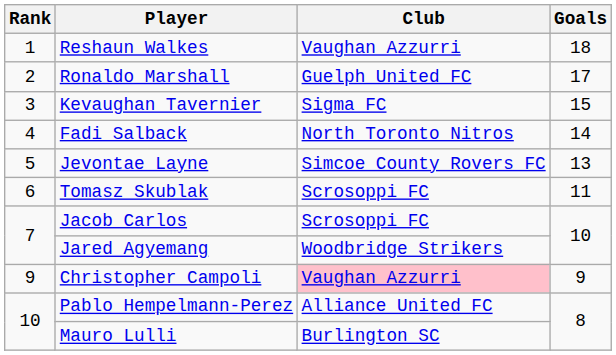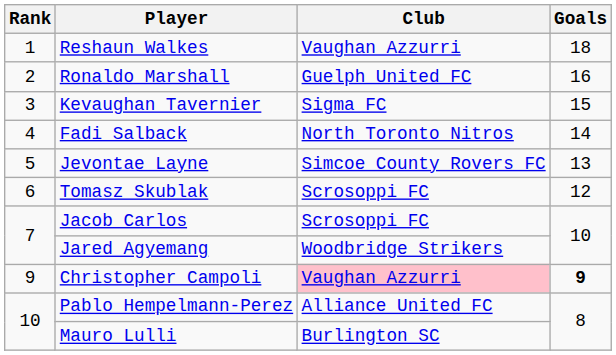(581, 77) 17 -> (581, 77) 16
(581, 192) 11 -> (581, 192) 12
(581, 278) normal -> (581, 278) bold
